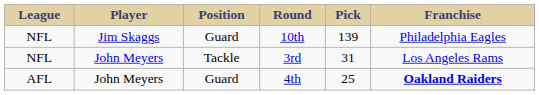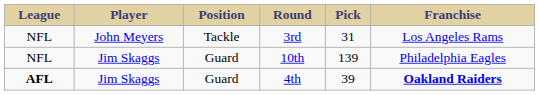rows swapped: (292, 57) <-> (292, 36)
(39, 79) normal -> (39, 79) bold
(129, 79) John Meyers -> (129, 79) Jim Skaggs
(348, 79) 25 -> (348, 79) 39
